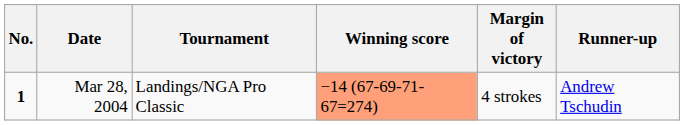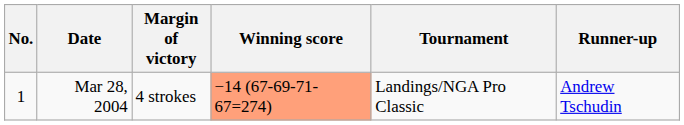columns swapped: (224, 38) <-> (517, 38)
(21, 96) bold -> (21, 96) normal
